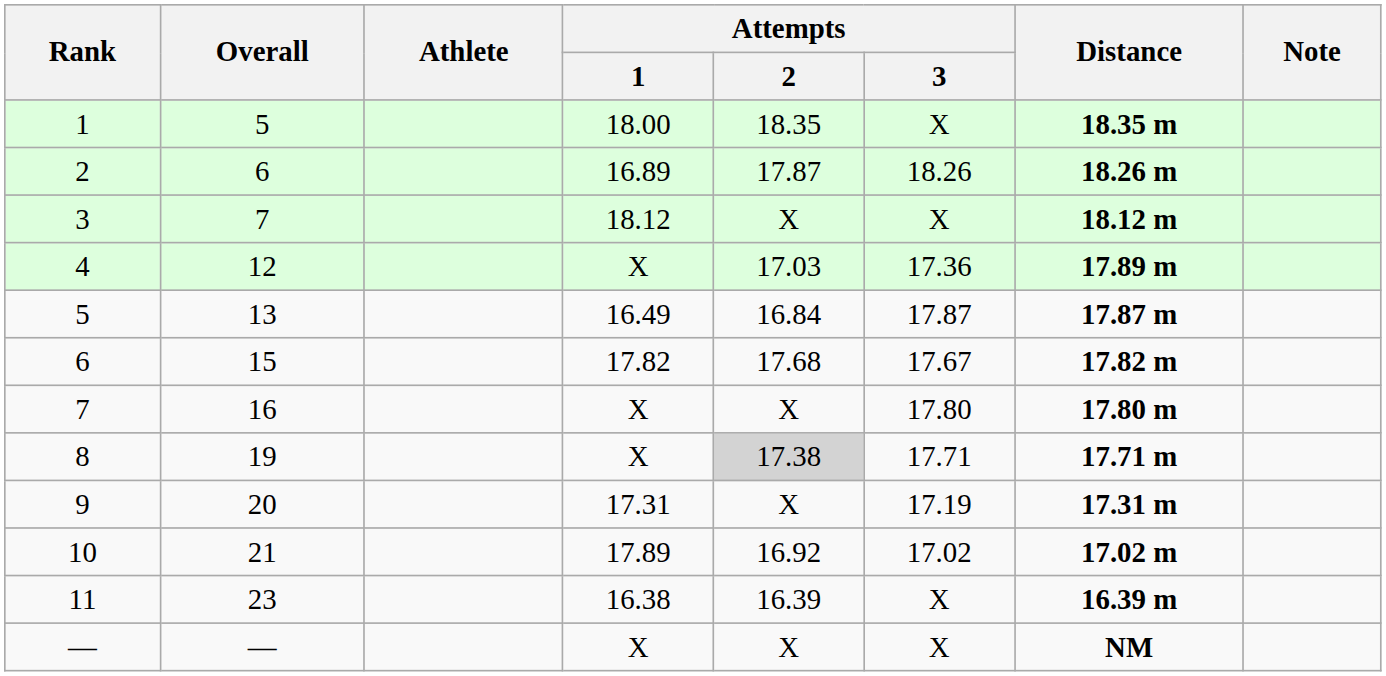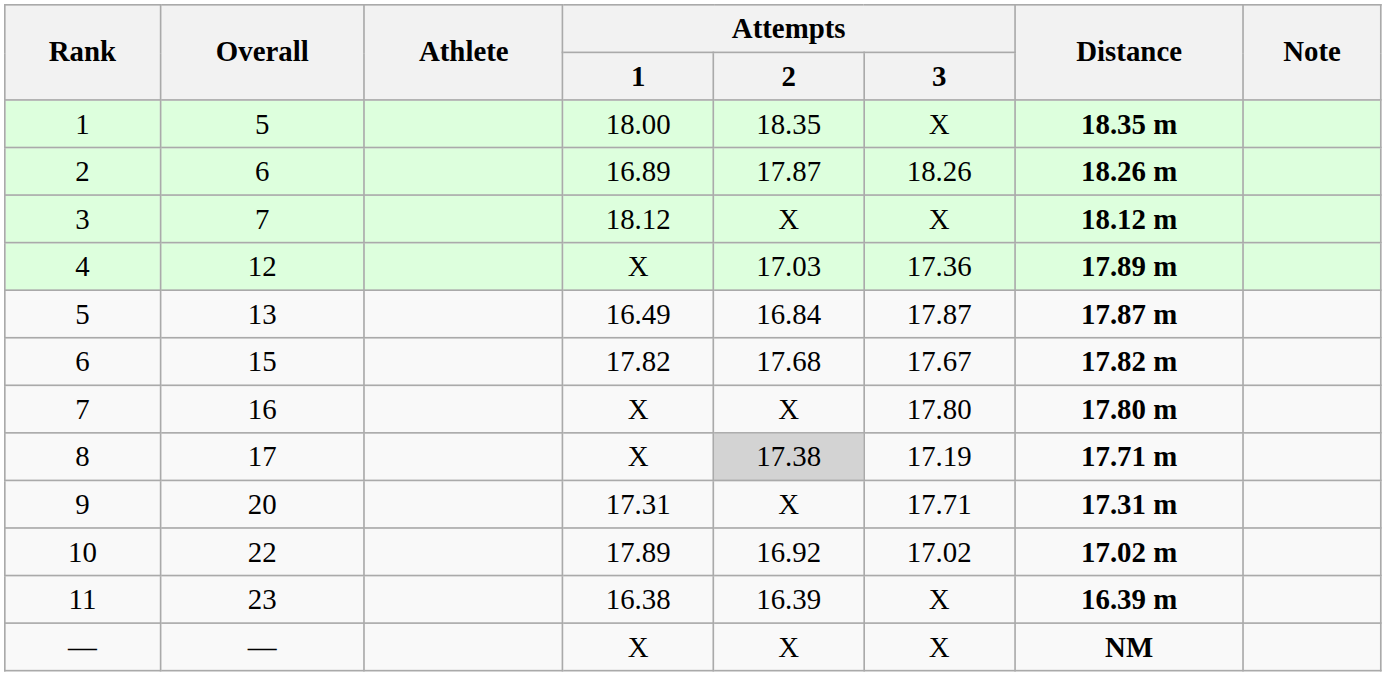(262, 456) 19 -> (262, 456) 17
(939, 456) 17.71 -> (939, 456) 17.19
(939, 504) 17.19 -> (939, 504) 17.71
(262, 551) 21 -> (262, 551) 22
